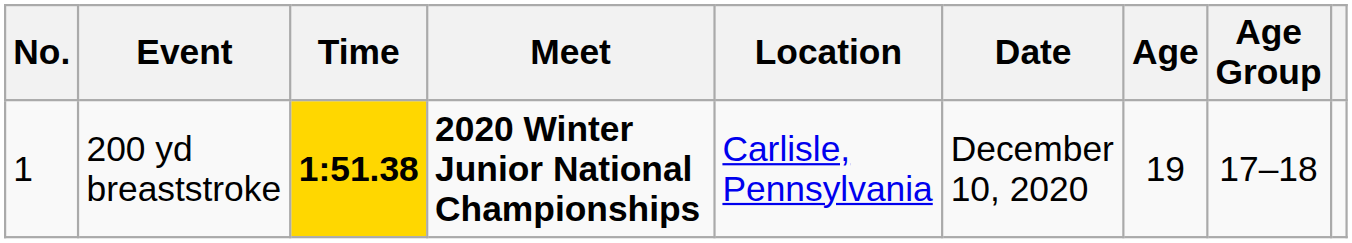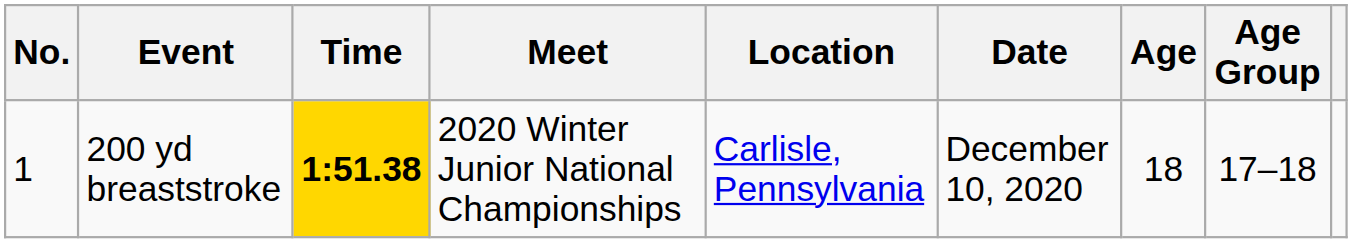(568, 168) bold -> (560, 168) normal
(1165, 168) 19 -> (1164, 168) 18
